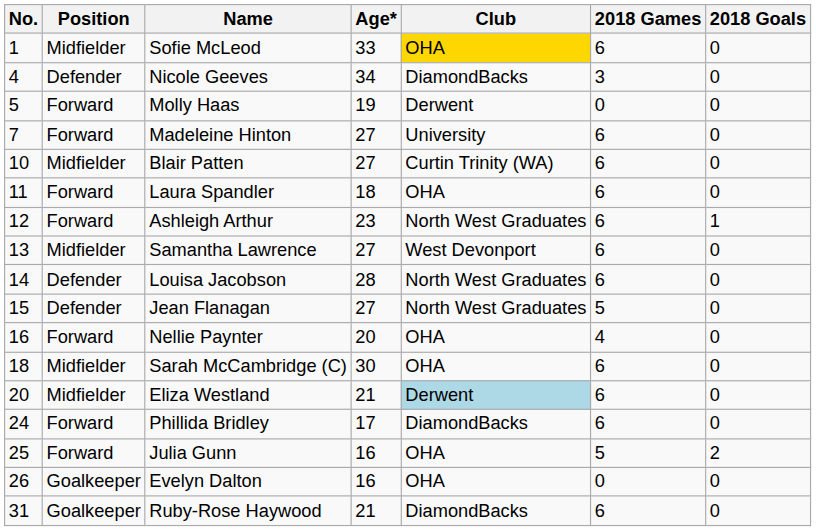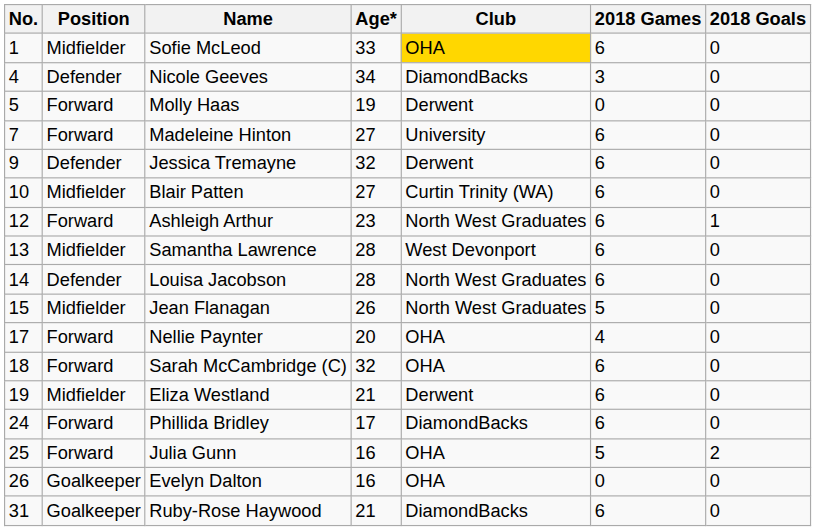+ row: (223, 163)
- row: (212, 192)
(365, 250) 27 -> (365, 250) 28
(84, 308) Defender -> (86, 308) Midfielder
(365, 308) 27 -> (365, 308) 26
(19, 337) 16 -> (19, 337) 17
(86, 366) Midfielder -> (80, 366) Forward
(365, 366) 30 -> (365, 366) 32
(19, 395) 20 -> (19, 395) 19
(439, 395) lightblue background -> (439, 395) no background
